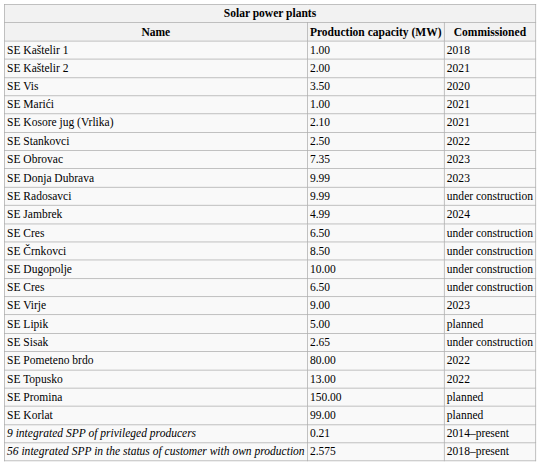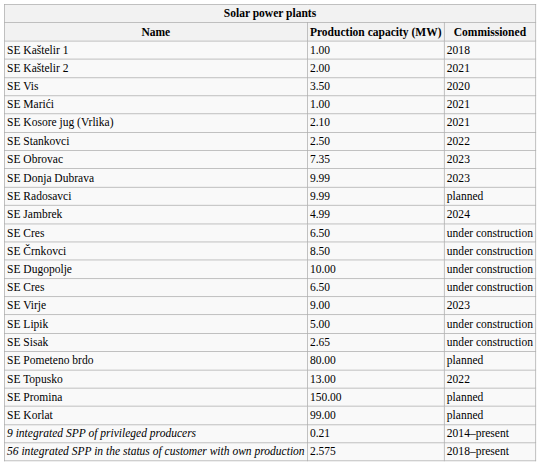(490, 196) under construction -> (465, 196) planned
(465, 324) planned -> (490, 324) under construction
(458, 360) 2022 -> (465, 360) planned
